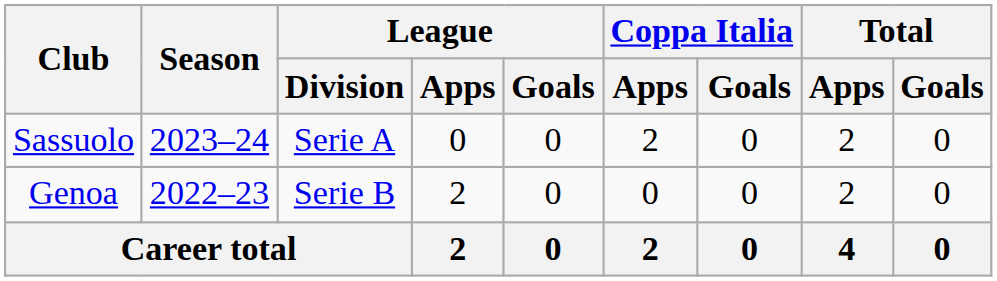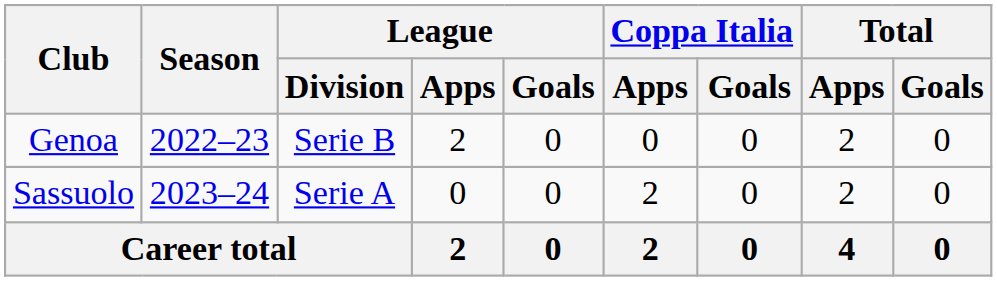rows swapped: (74, 193) <-> (74, 139)
